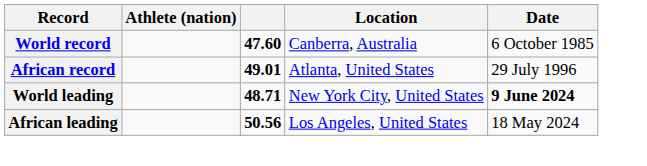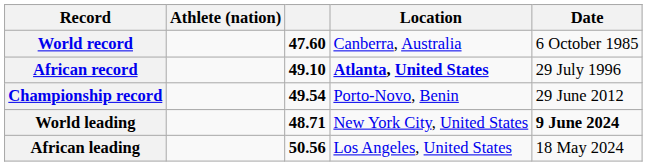(263, 69) 49.01 -> (307, 69) 49.10
(361, 69) normal -> (411, 69) bold
+ row: (85, 95)
